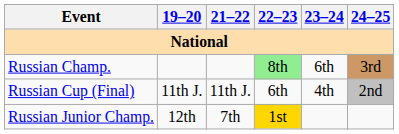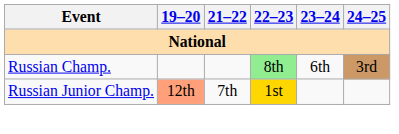- row: (71, 91)
(182, 116) no background -> (181, 91) lightsalmon background
